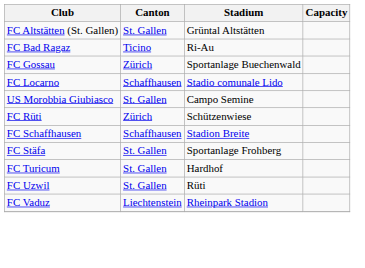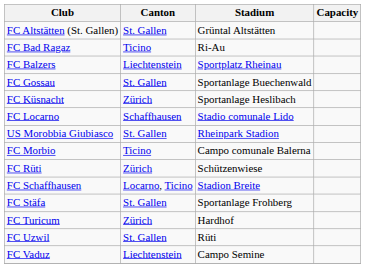+ row: (31, 64)
(138, 64) Zürich -> (145, 82) St. Gallen
+ row: (35, 99)
(220, 99) Campo Semine -> (238, 133) Rheinpark Stadion
+ row: (31, 151)
(152, 133) Schaffhausen -> (158, 185) Locarno, Ticino
(145, 168) St. Gallen -> (138, 220) Zürich
(227, 202) Rheinpark Stadion -> (231, 254) Campo Semine
